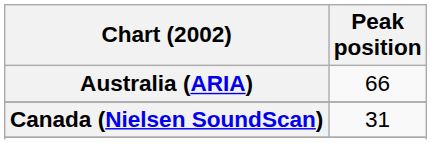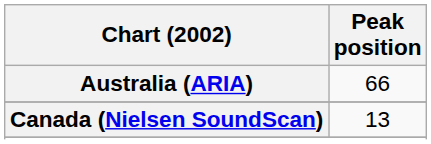(378, 119) 31 -> (378, 119) 13
